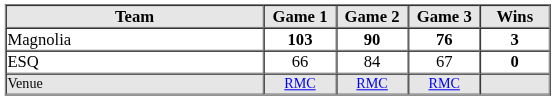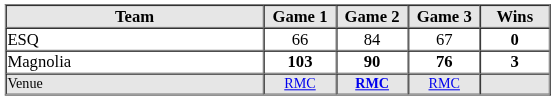rows swapped: (39, 39) <-> (23, 62)
(372, 84) normal -> (372, 84) bold
